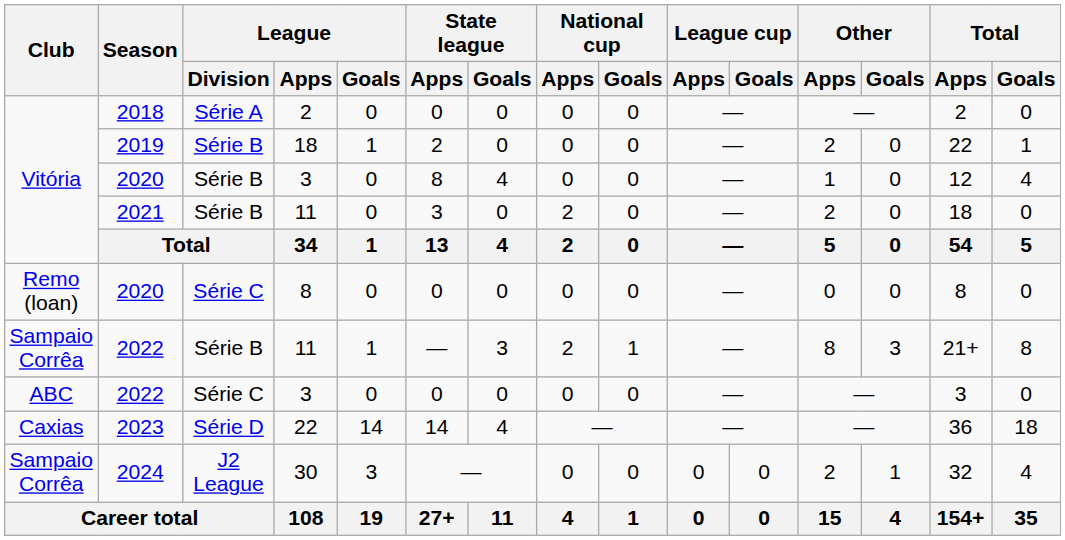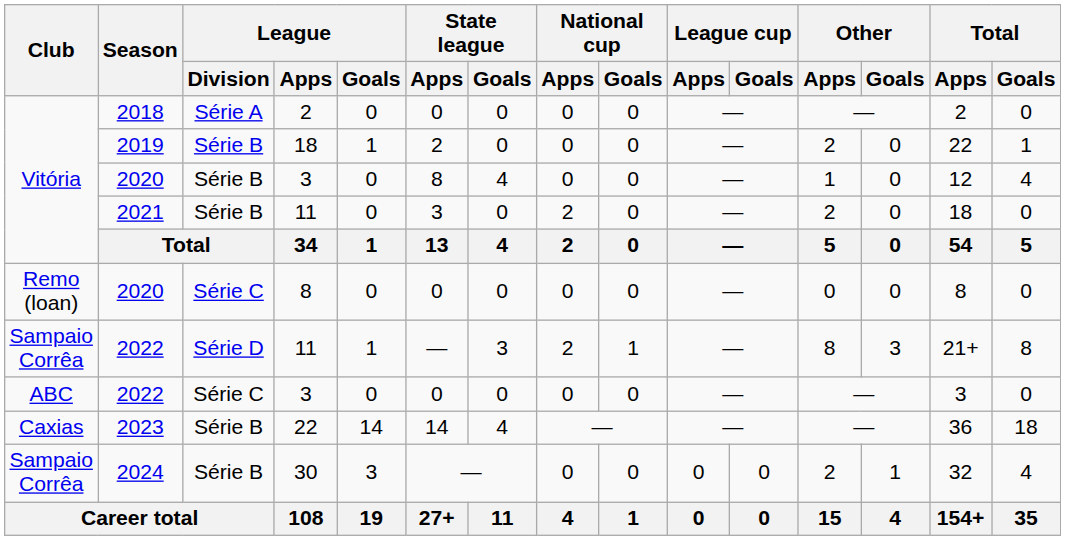(229, 348) Série B -> (229, 348) Série D
(229, 427) Série D -> (229, 427) Série B
(229, 472) J2 League -> (229, 472) Série B
